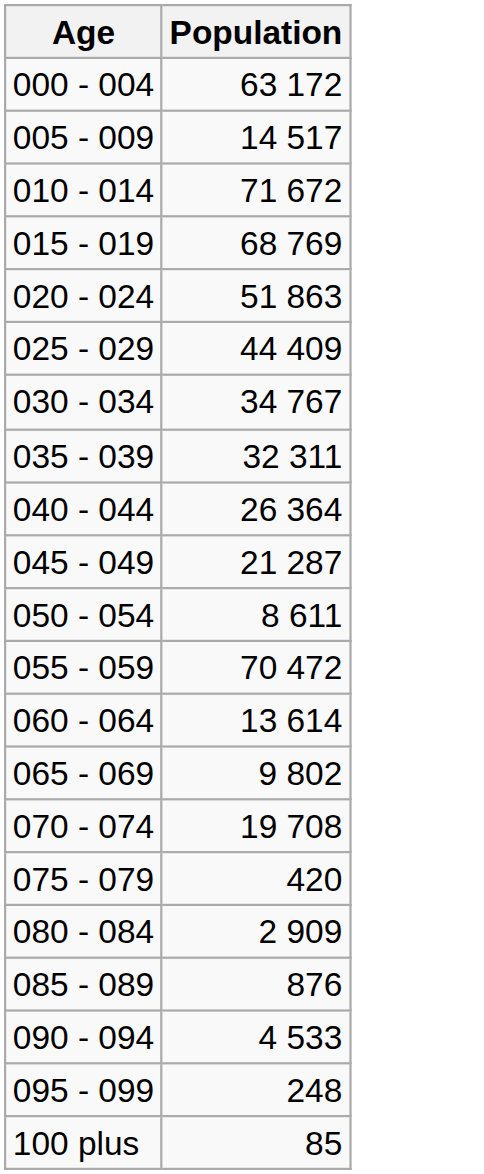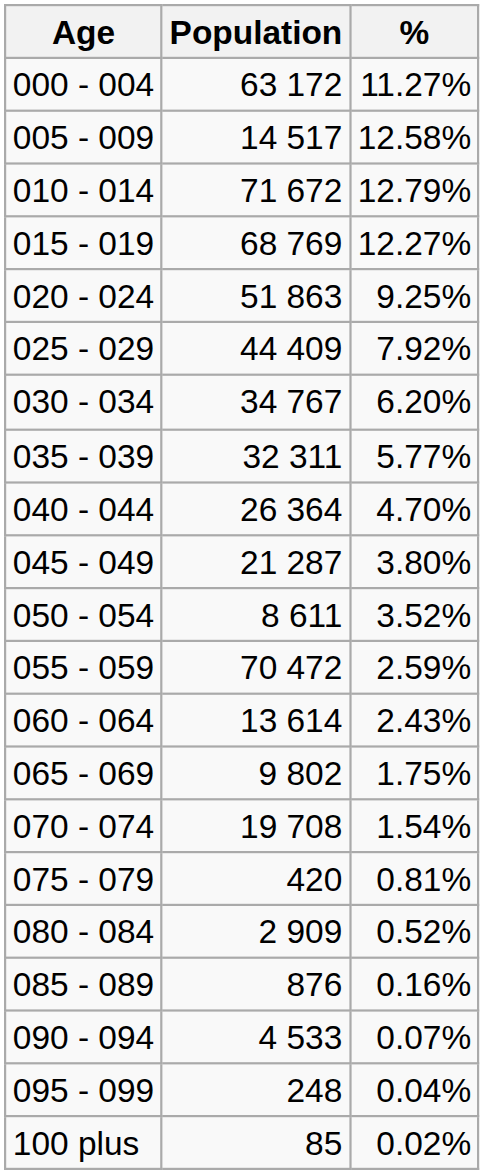+ column: (414, 32)
